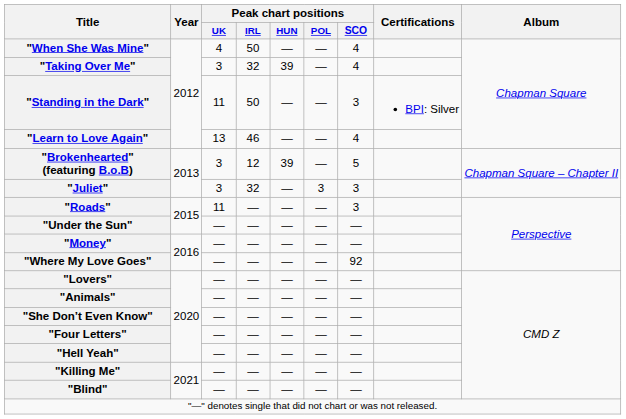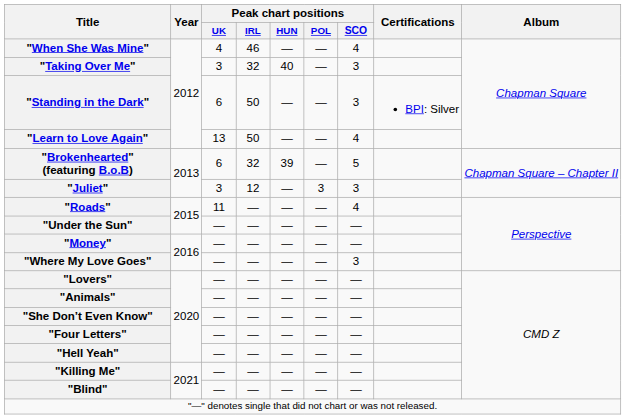(253, 48) 50 -> (253, 48) 46
(287, 66) 39 -> (287, 66) 40
(356, 66) 4 -> (356, 66) 3
(219, 102) 11 -> (219, 102) 6
(253, 139) 46 -> (253, 139) 50
(219, 163) 3 -> (219, 163) 6
(253, 163) 12 -> (253, 163) 32
(253, 188) 32 -> (253, 188) 12
(356, 206) 3 -> (356, 206) 4
(356, 261) 92 -> (356, 261) 3
